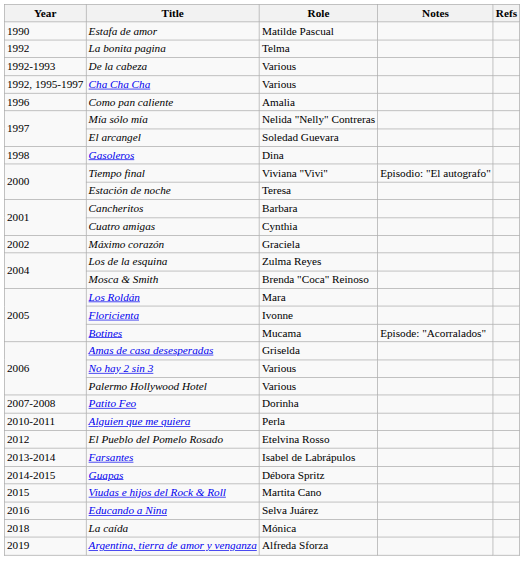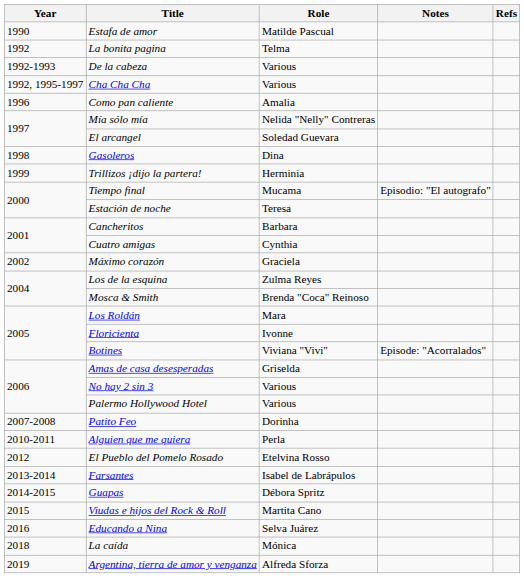+ row: (145, 173)
(295, 173) Viviana "Vivi" -> (282, 191) Mucama
(282, 333) Mucama -> (295, 350) Viviana "Vivi"
